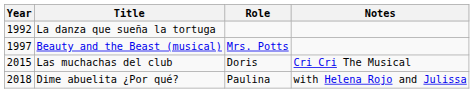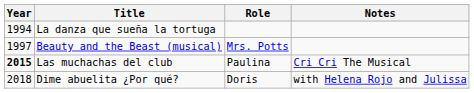(19, 30) 1992 -> (19, 30) 1994
(19, 63) normal -> (19, 63) bold
(242, 63) Doris -> (248, 63) Paulina
(248, 80) Paulina -> (242, 80) Doris
